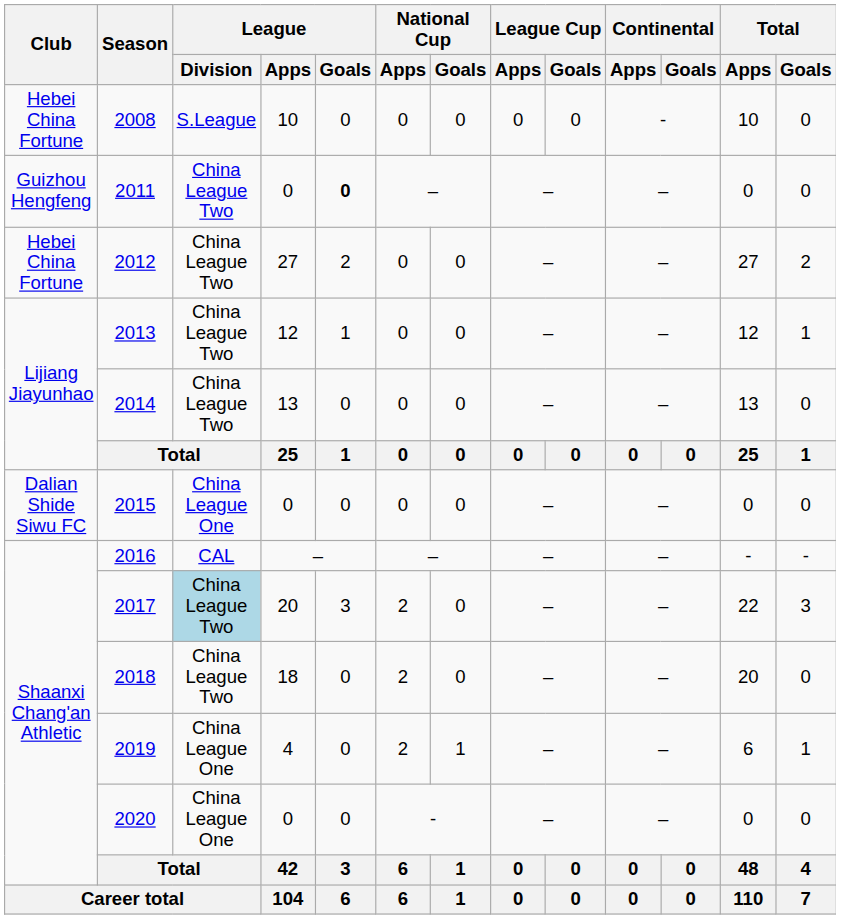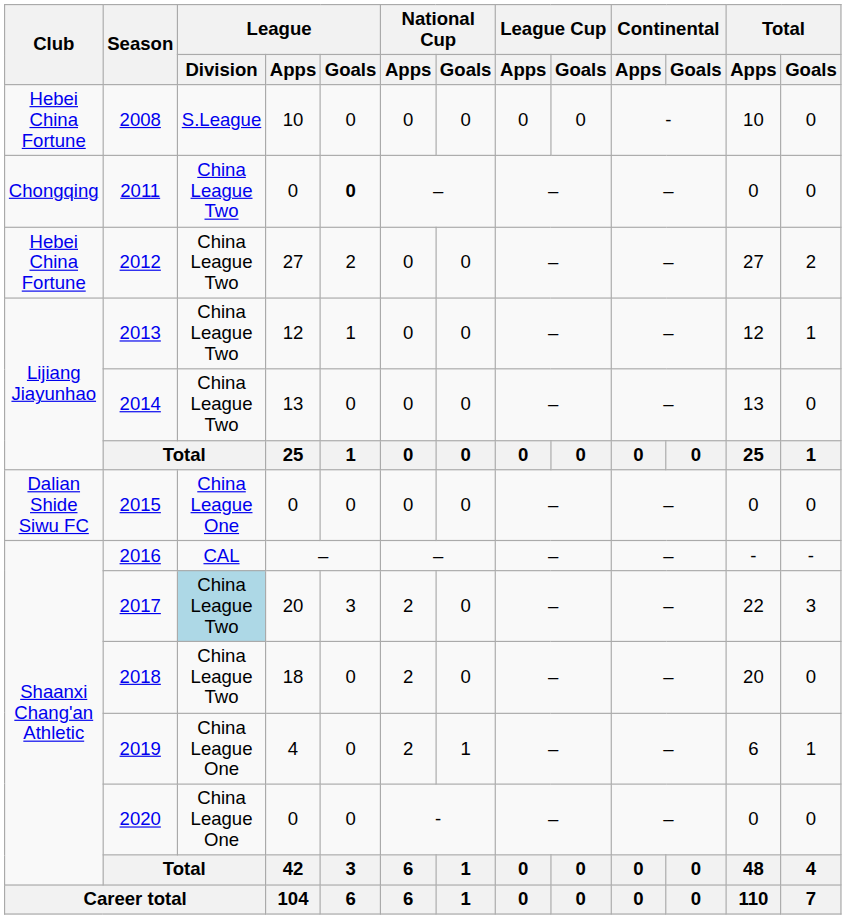(51, 191) Guizhou Hengfeng -> (54, 191) Chongqing
